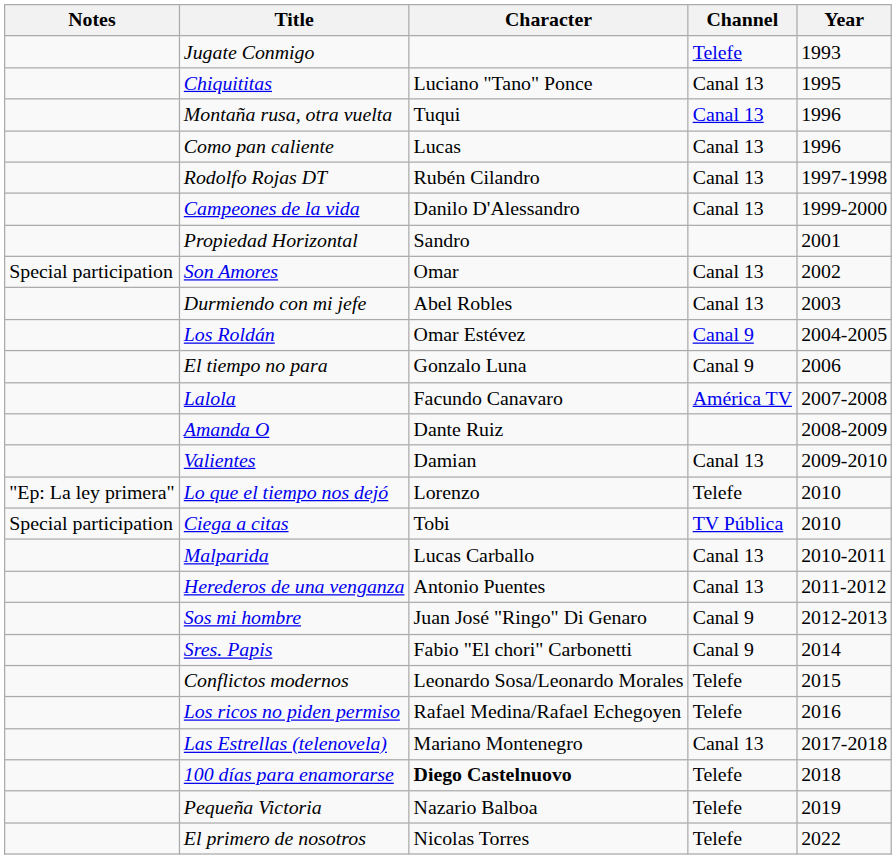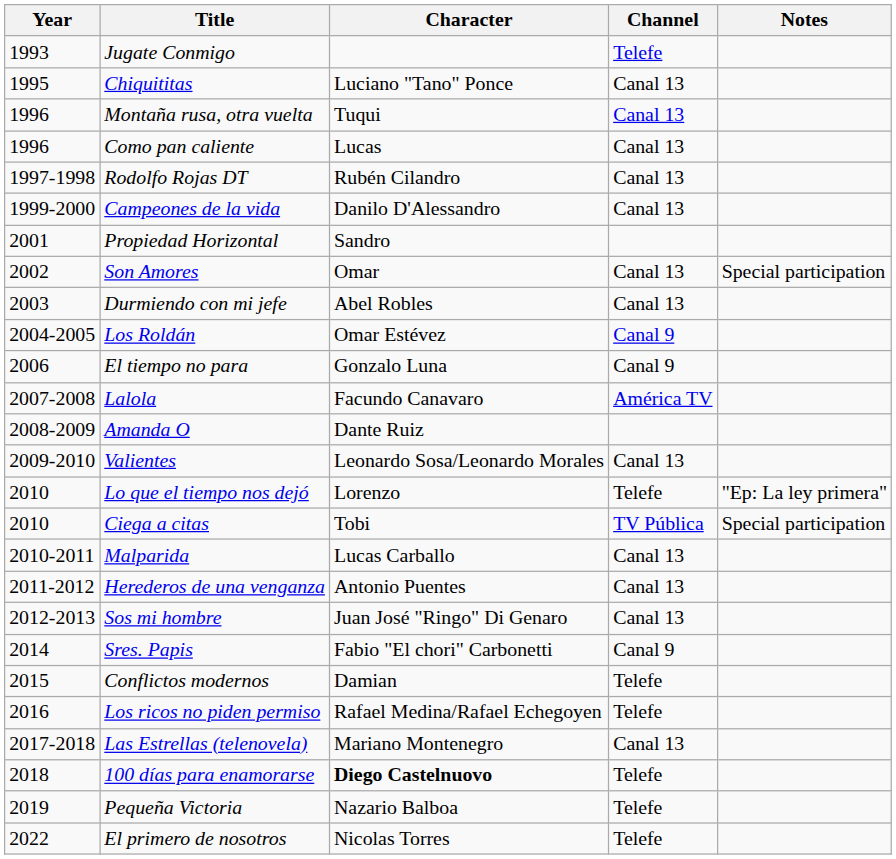columns swapped: (844, 20) <-> (92, 20)
(445, 460) Damian -> (469, 460) Leonardo Sosa/Leonardo Morales
(723, 618) Canal 9 -> (649, 618) Canal 13
(549, 680) Leonardo Sosa/Leonardo Morales -> (365, 680) Damian
